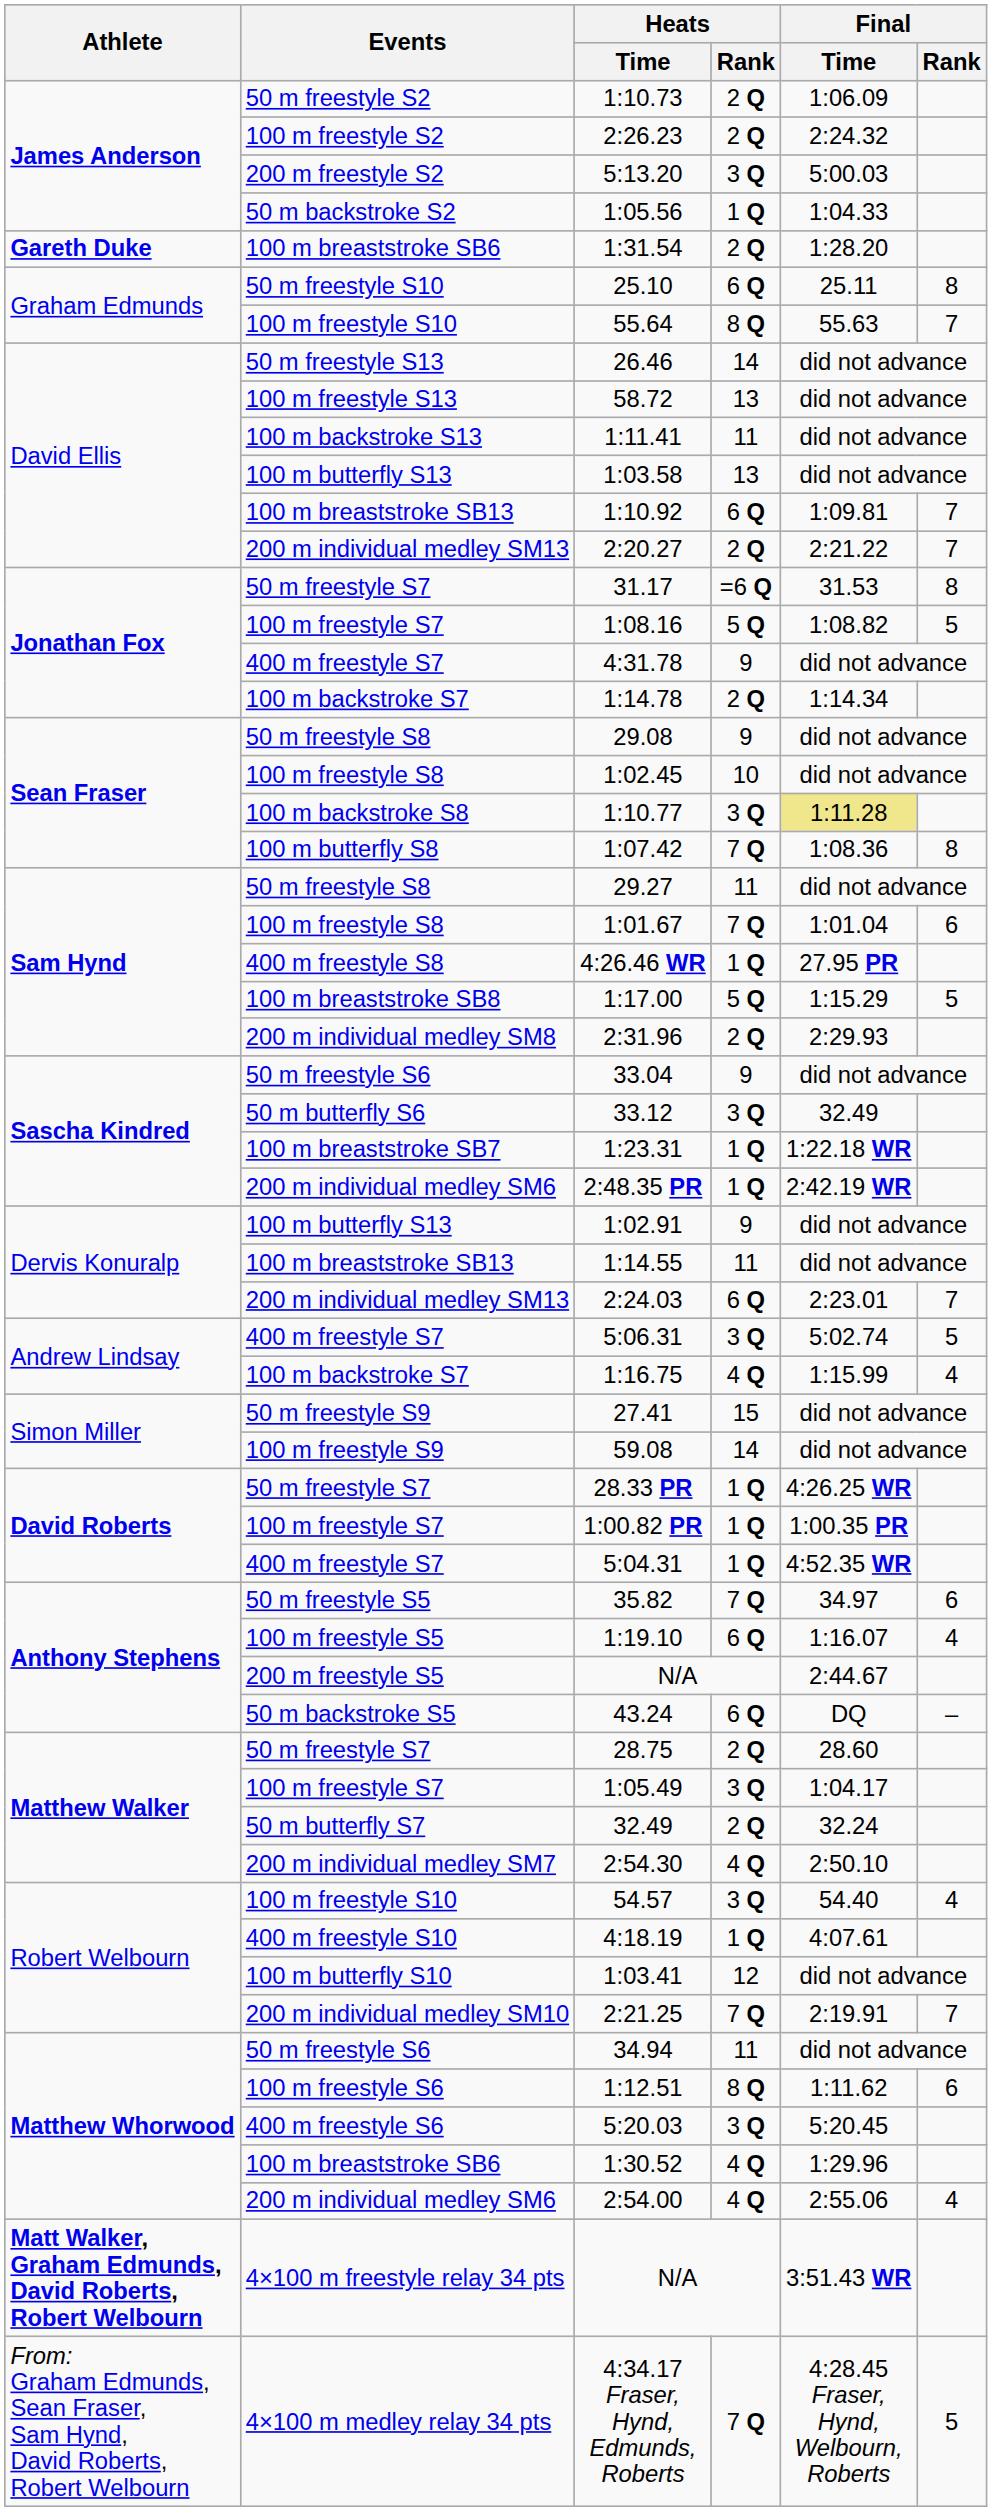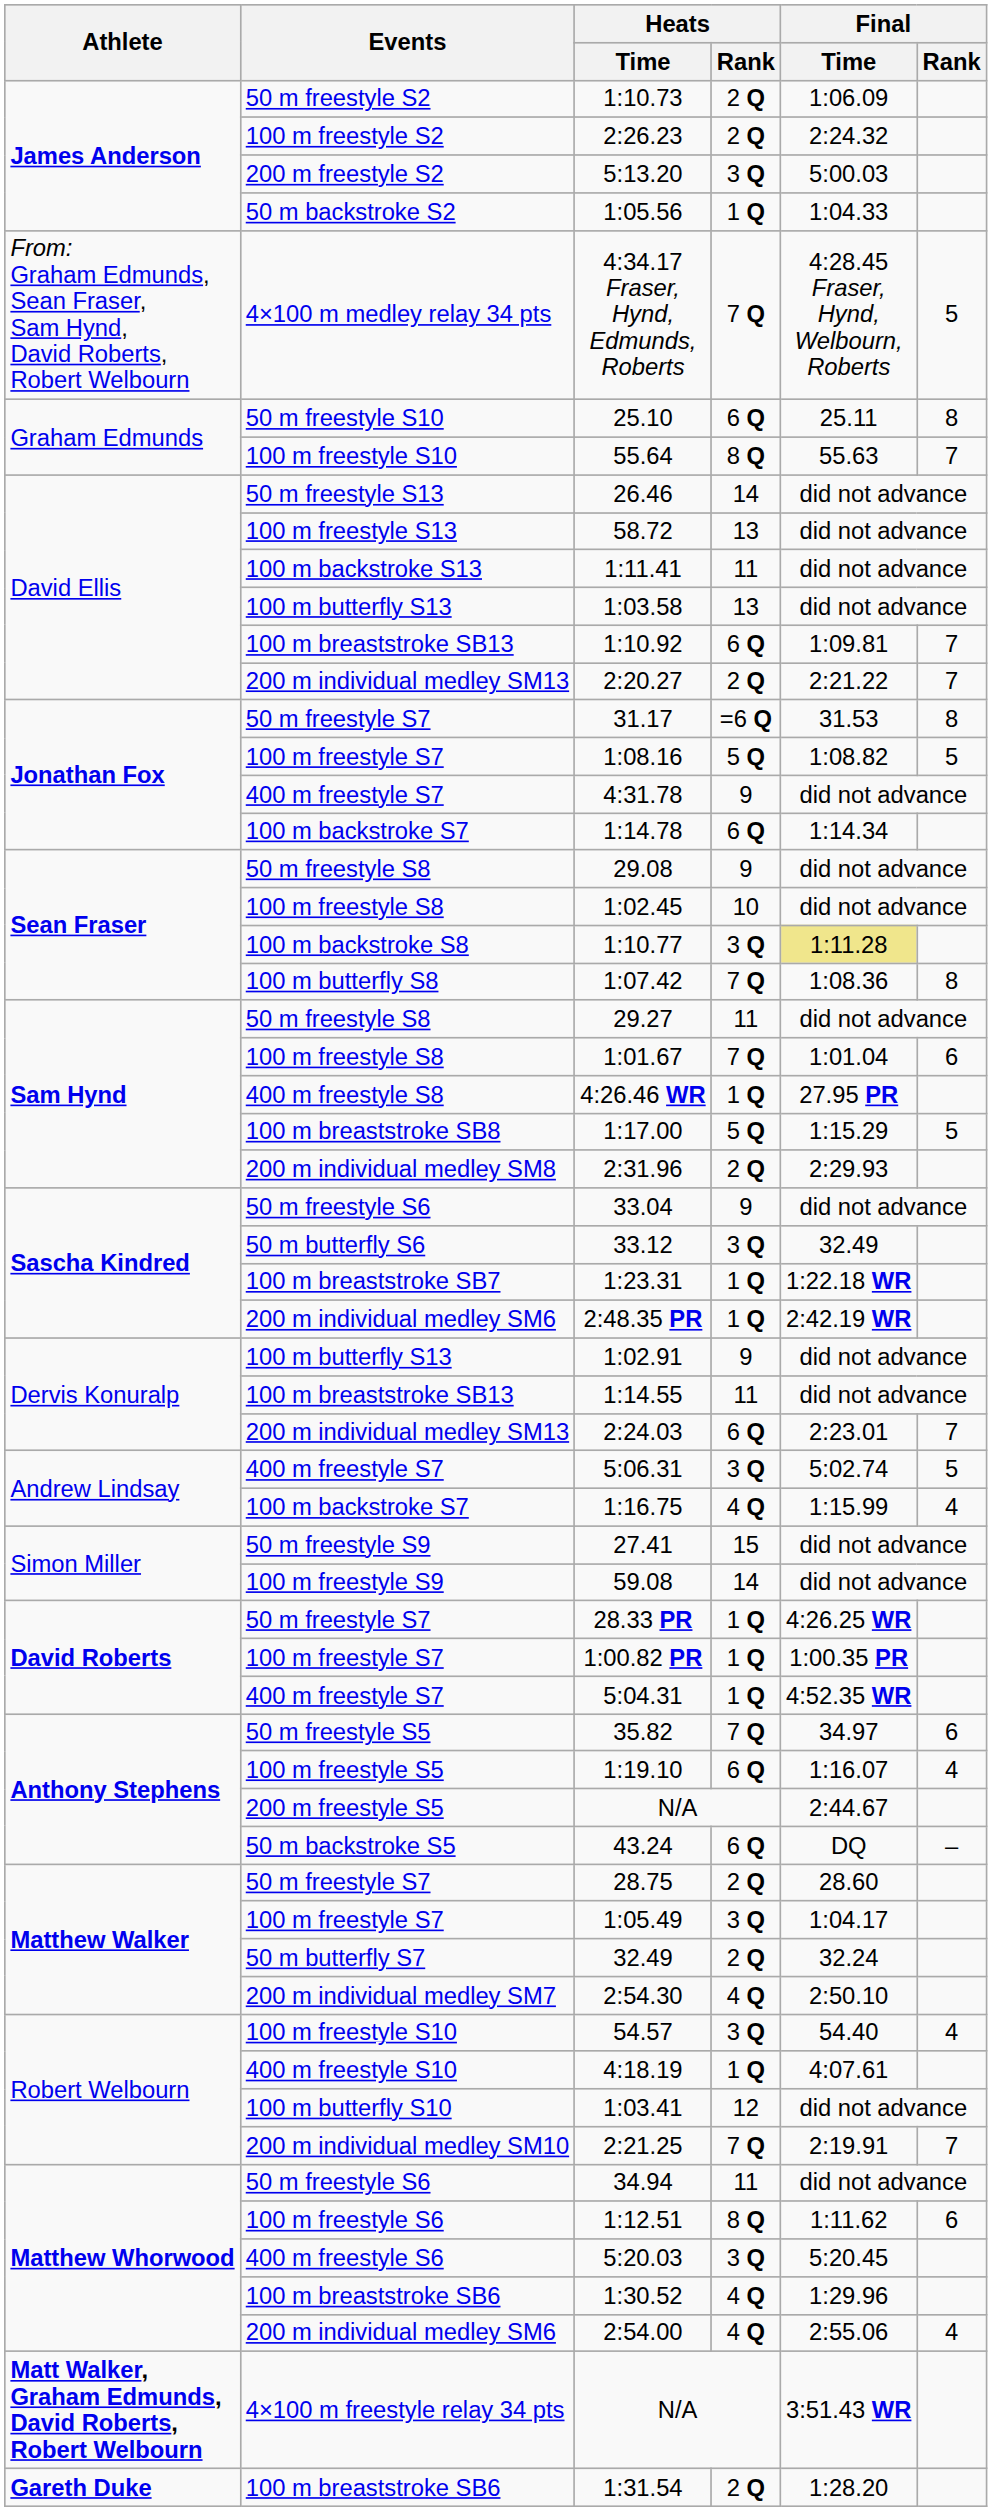rows swapped: (373, 249) <-> (399, 2421)
(746, 700) 2 Q -> (746, 832) 6 Q
